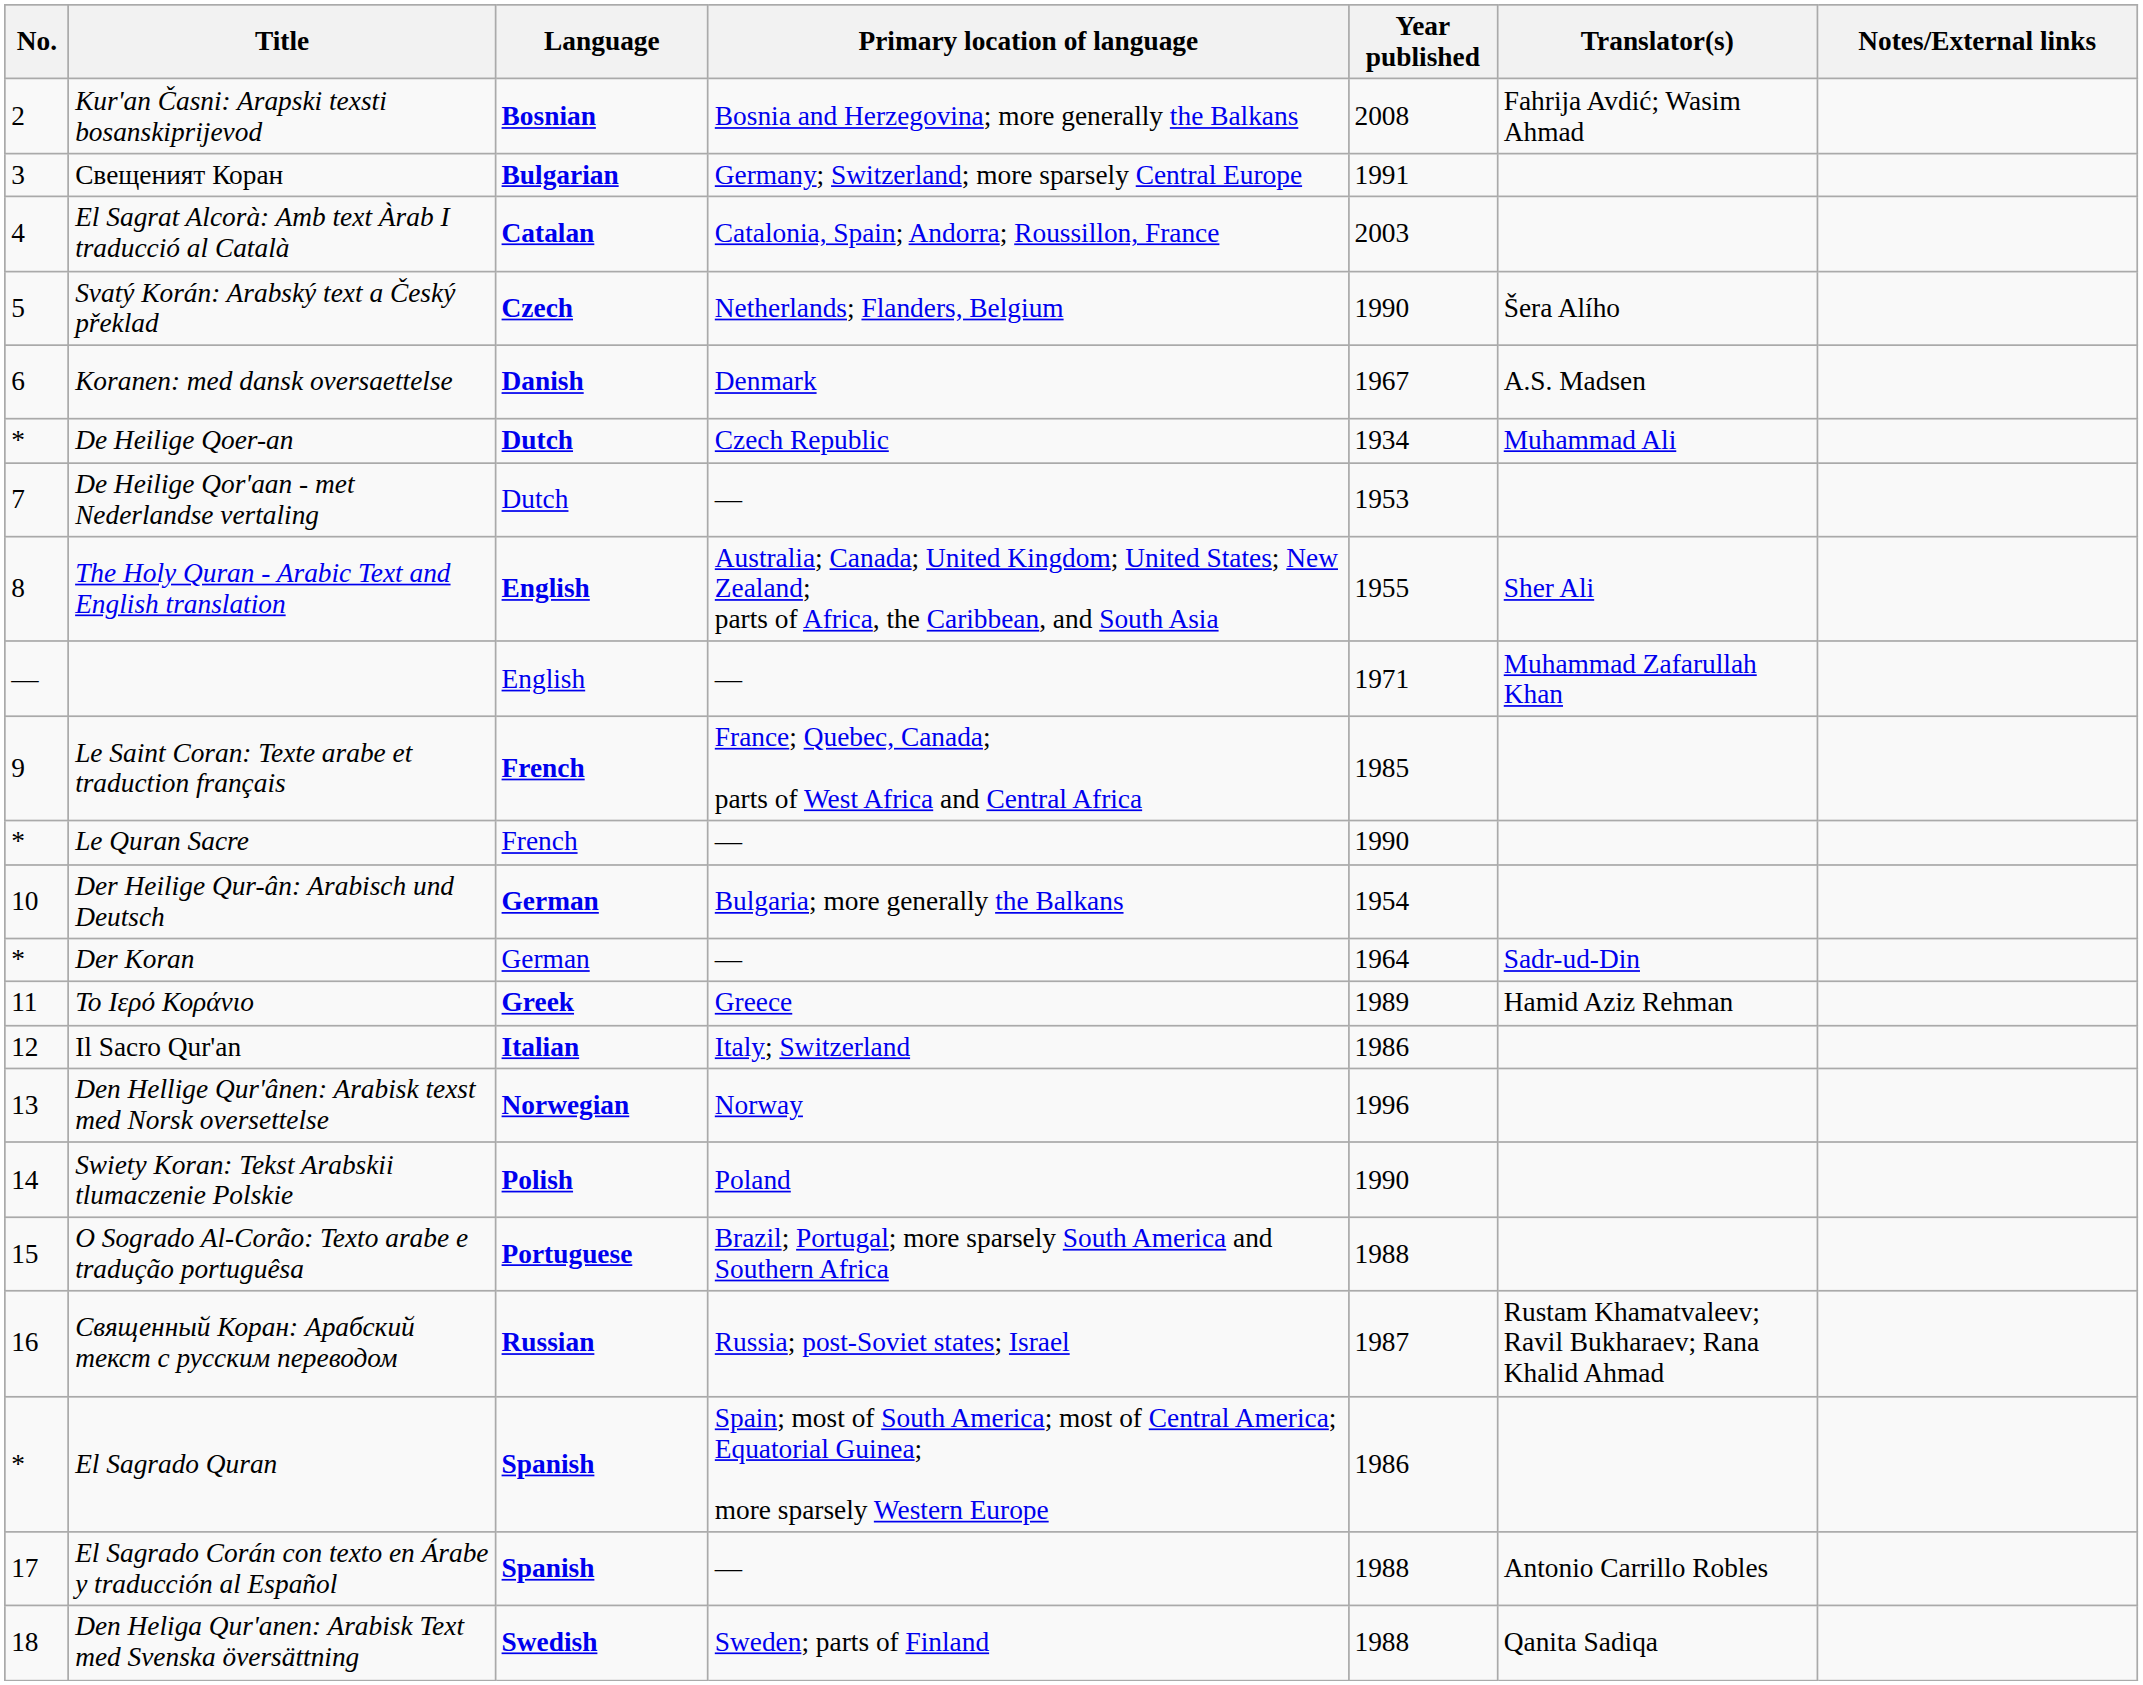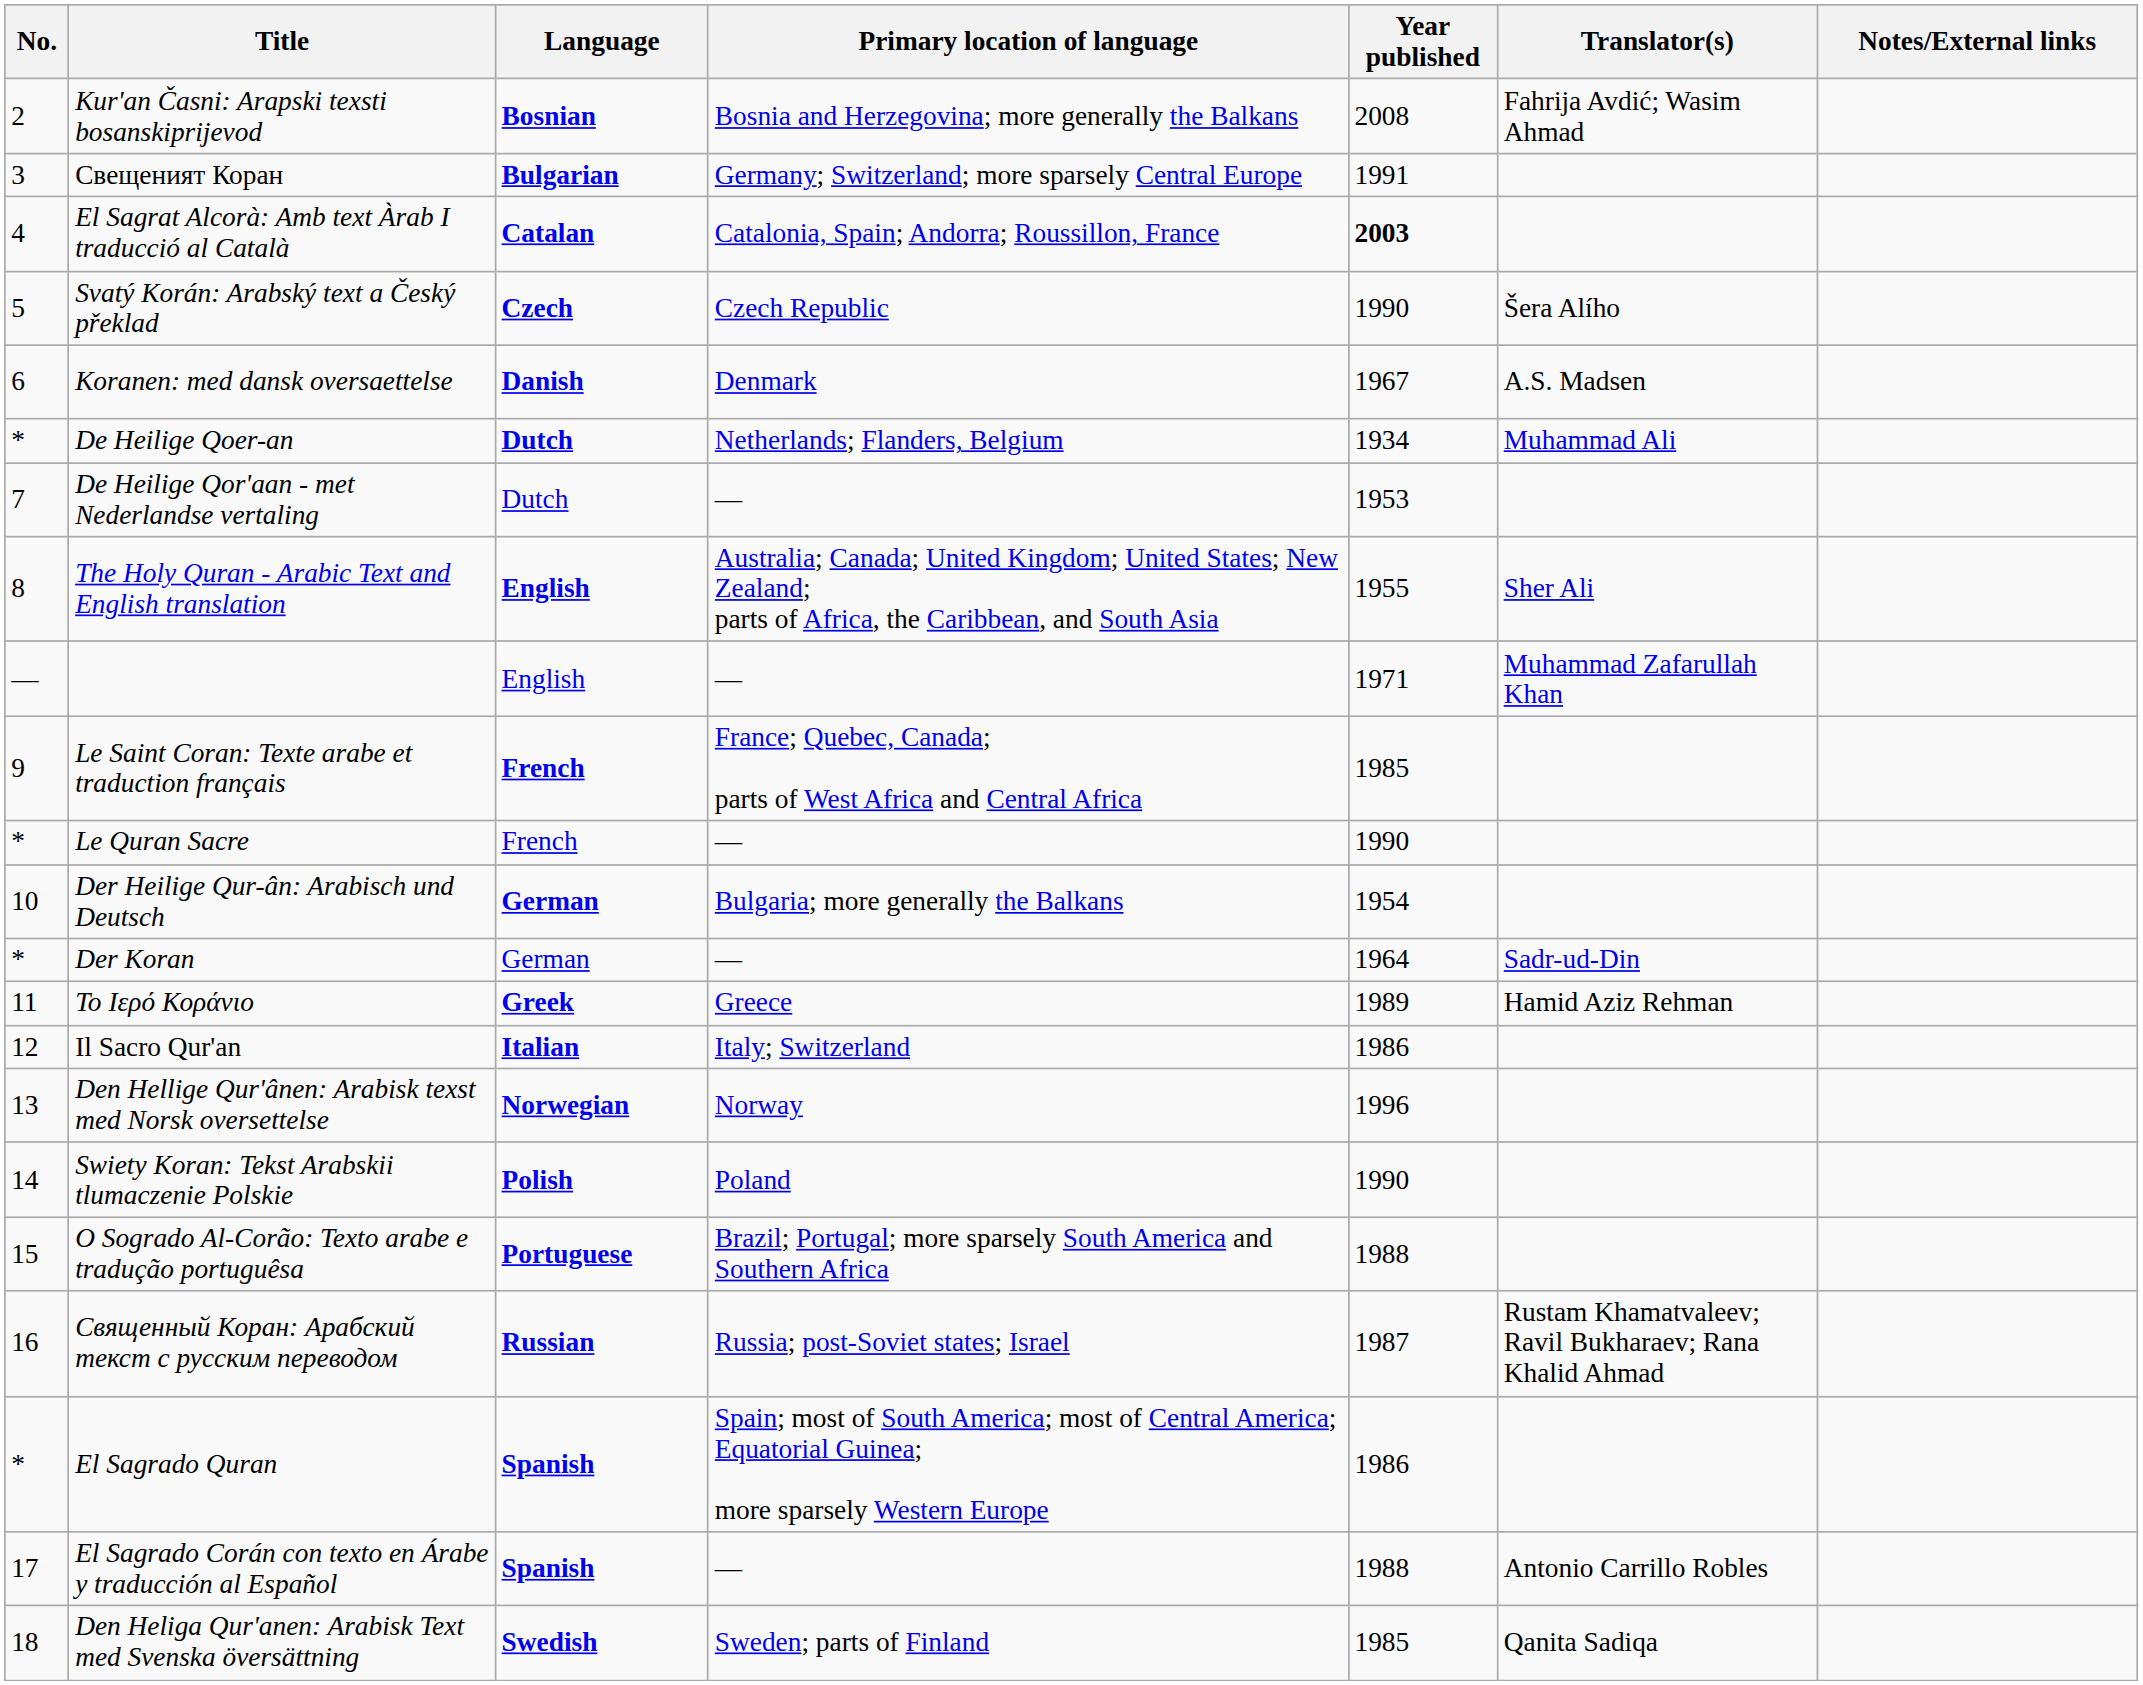(1382, 233) normal -> (1382, 233) bold
(889, 307) Netherlands; Flanders, Belgium -> (802, 307) Czech Republic
(802, 440) Czech Republic -> (889, 440) Netherlands; Flanders, Belgium
(1382, 1642) 1988 -> (1382, 1642) 1985
